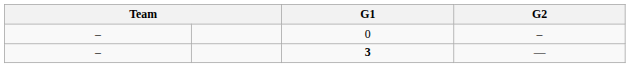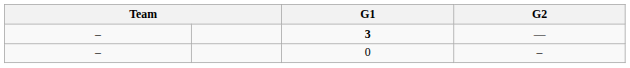rows swapped: (368, 53) <-> (368, 34)
